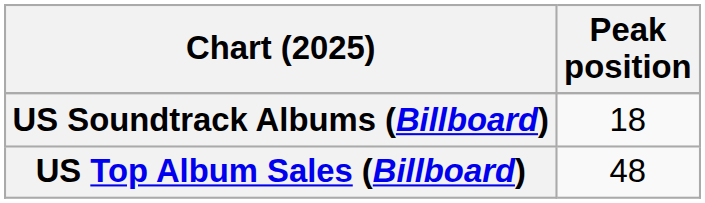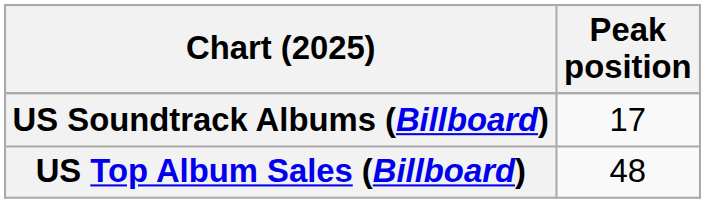(628, 119) 18 -> (628, 119) 17
